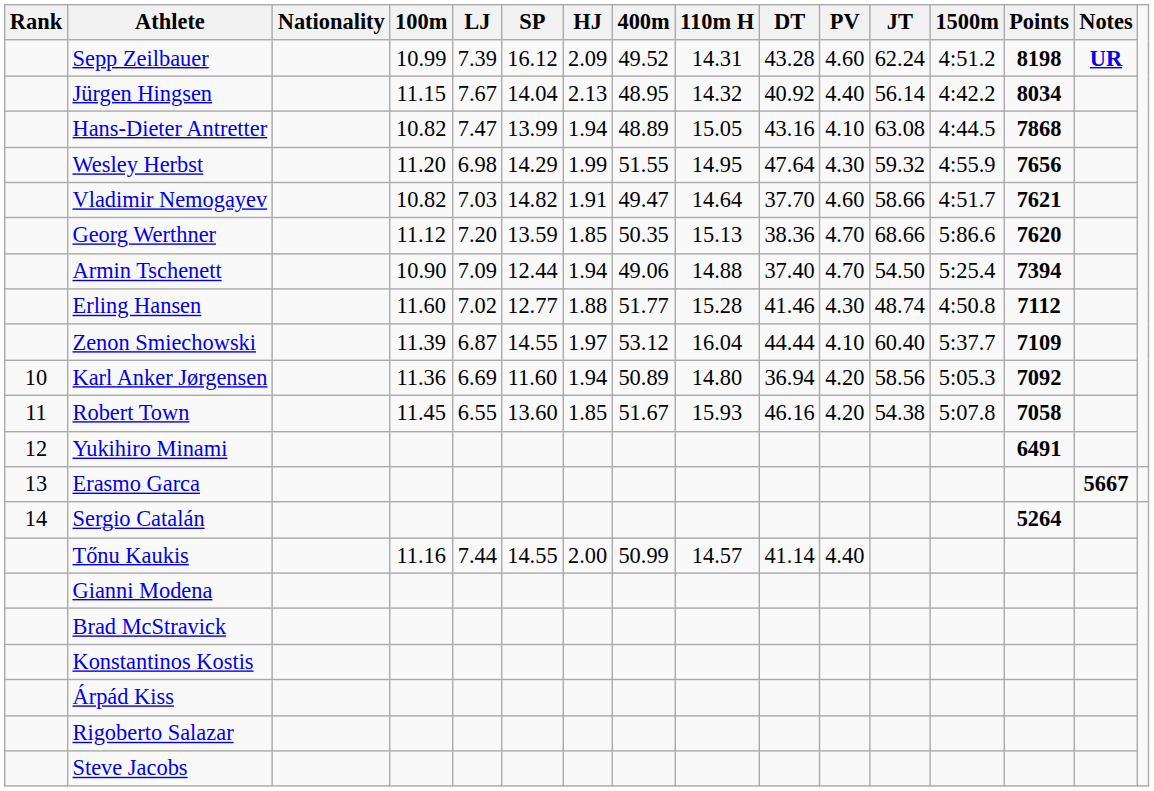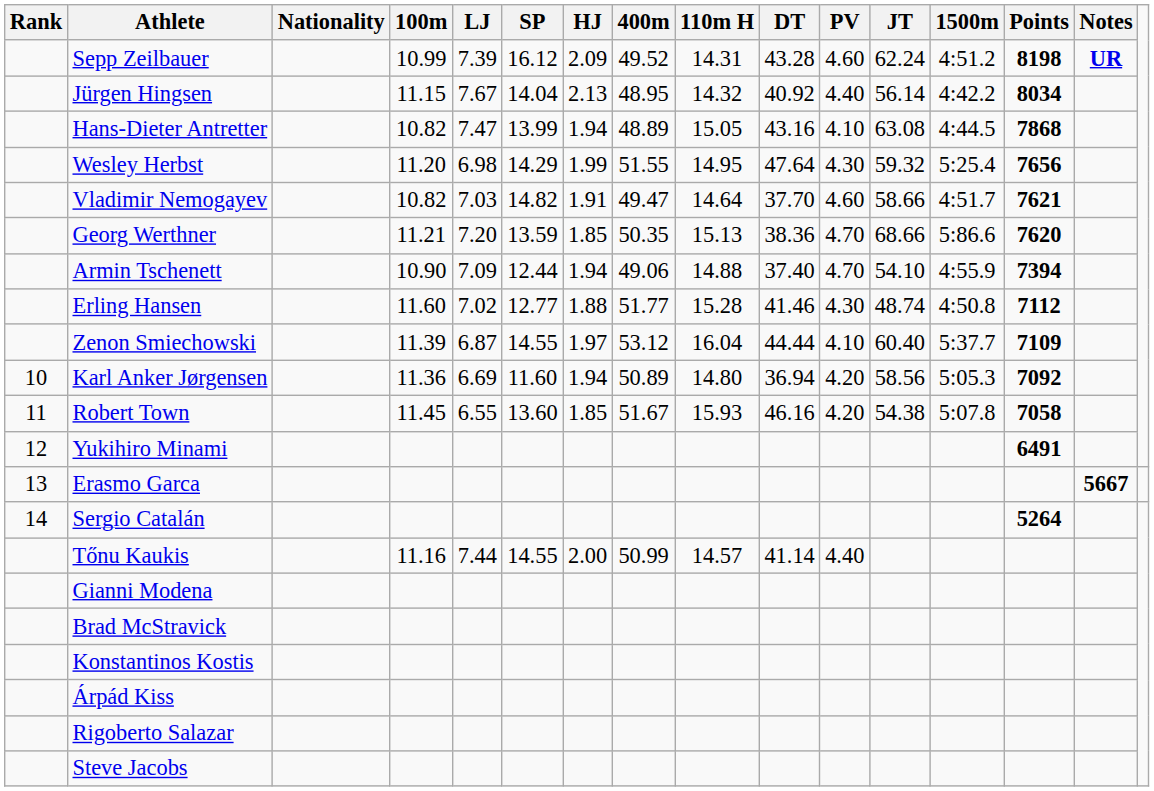(967, 164) 4:55.9 -> (967, 164) 5:25.4
(421, 235) 11.12 -> (421, 235) 11.21
(900, 270) 54.50 -> (900, 270) 54.10
(967, 270) 5:25.4 -> (967, 270) 4:55.9
